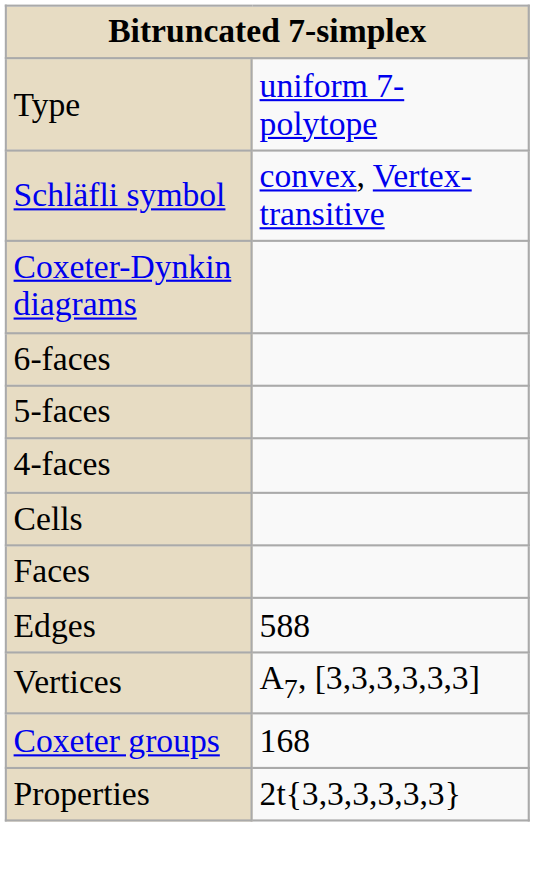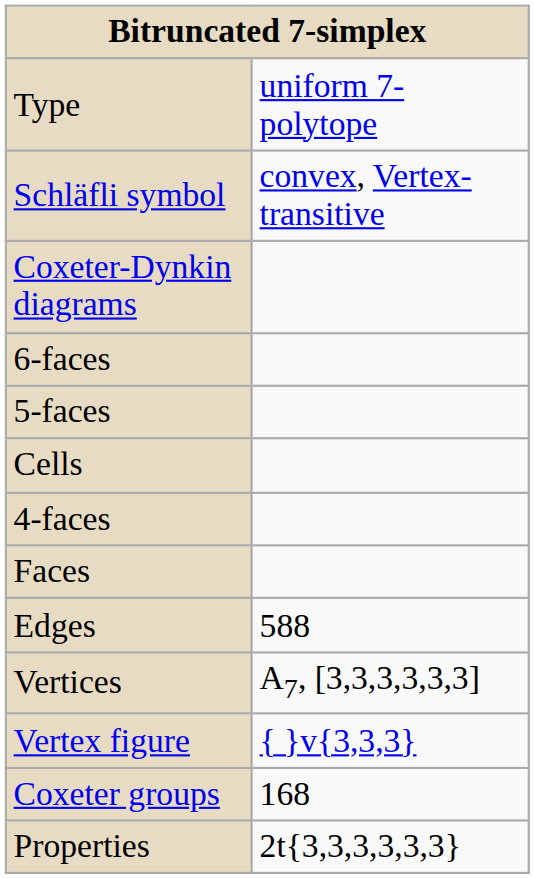rows swapped: (62, 464) <-> (48, 518)
+ row: (102, 740)
